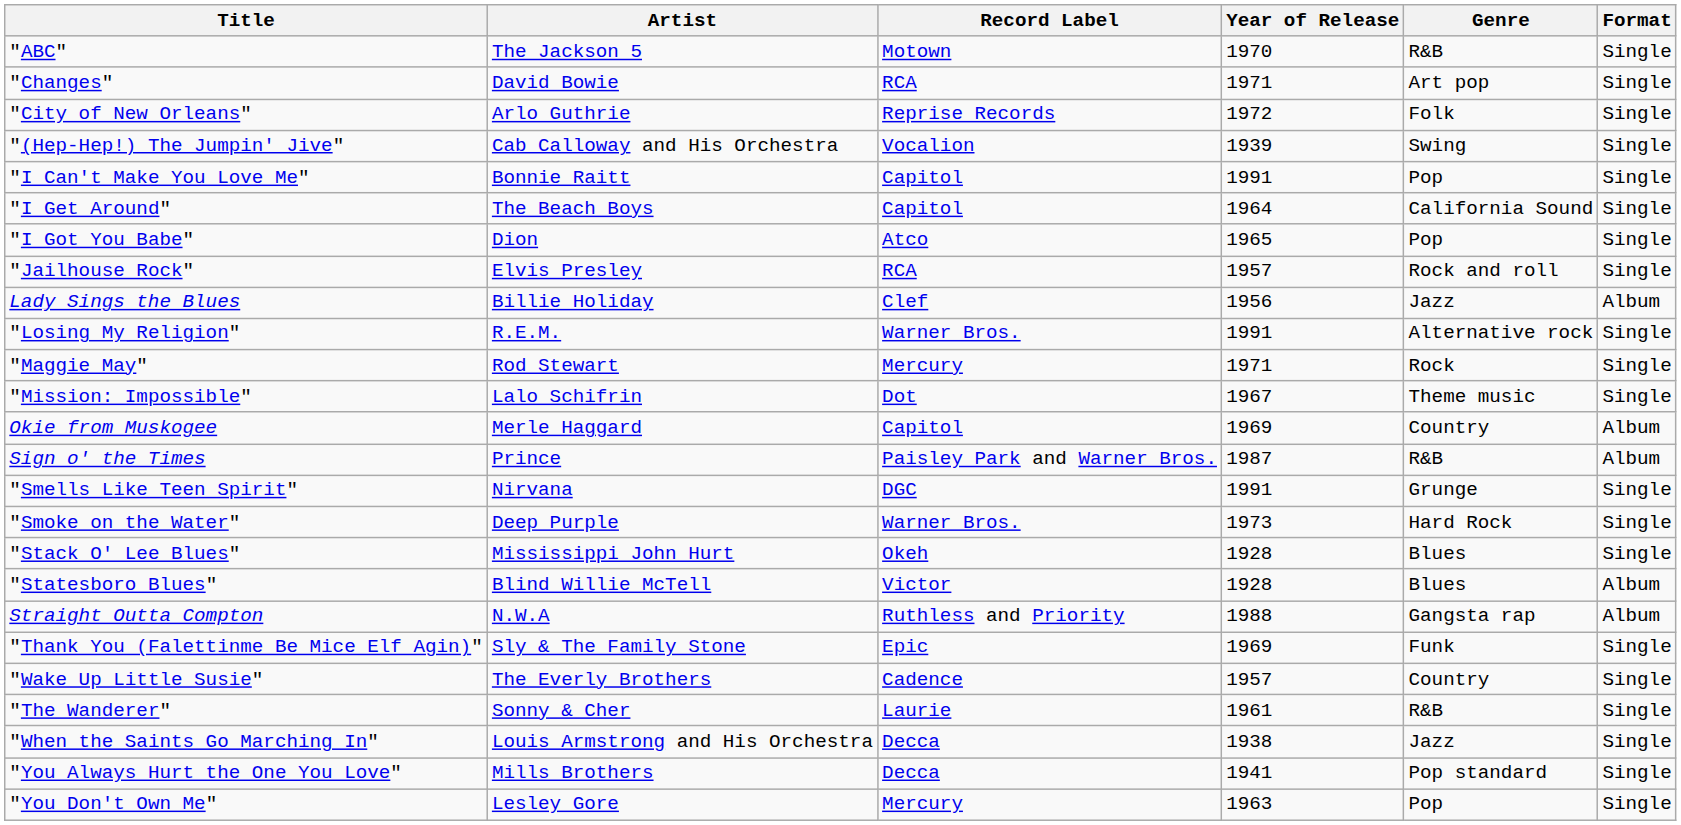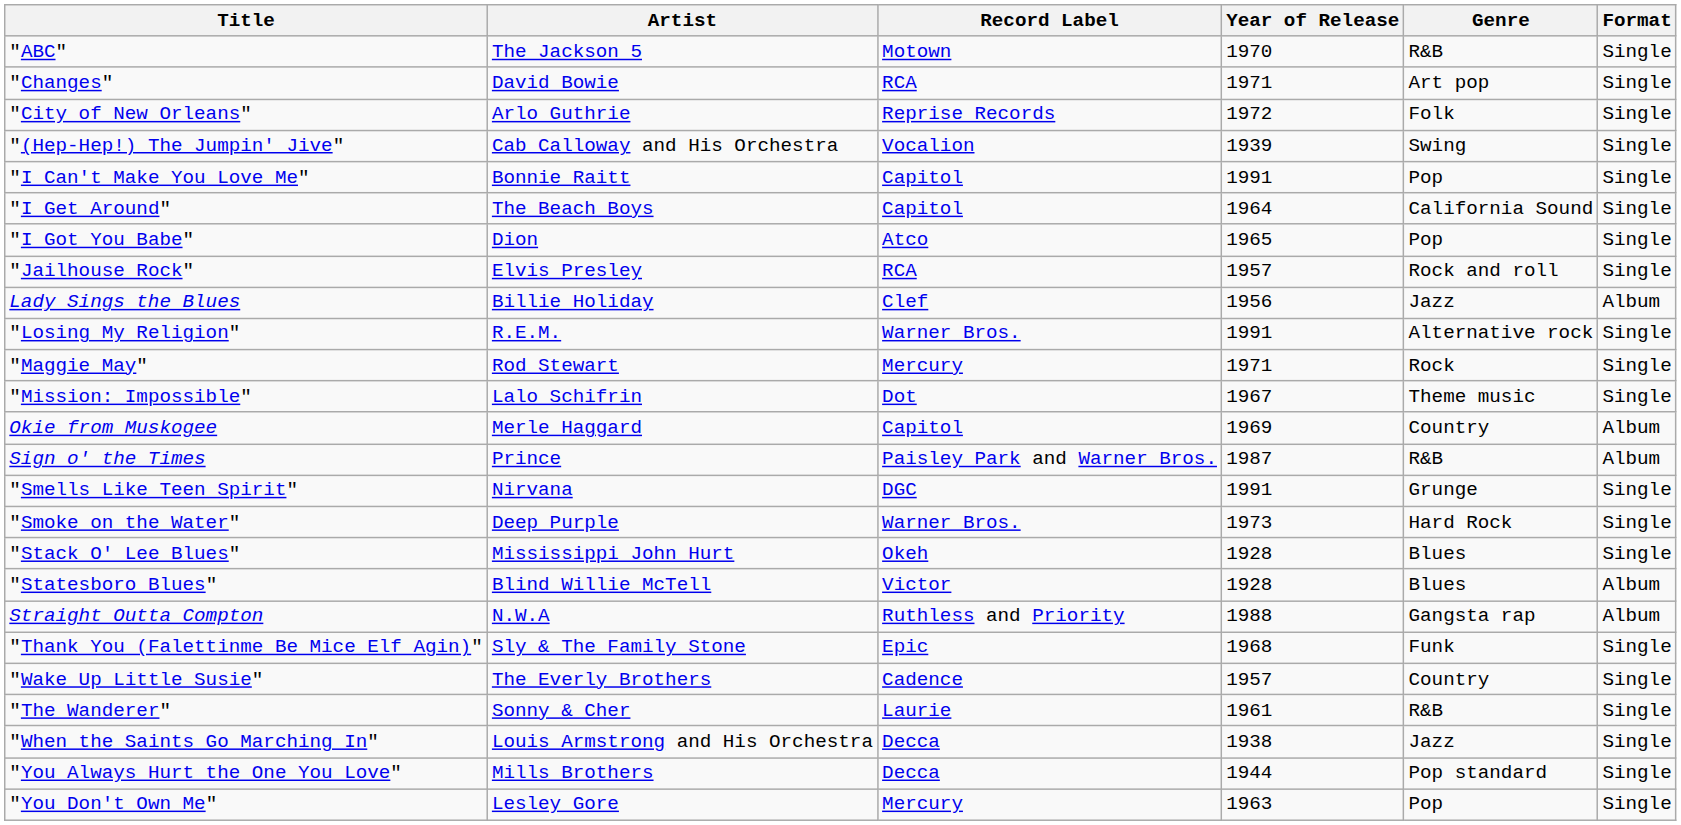(1249, 648) 1969 -> (1249, 648) 1968
(1249, 773) 1941 -> (1249, 773) 1944
